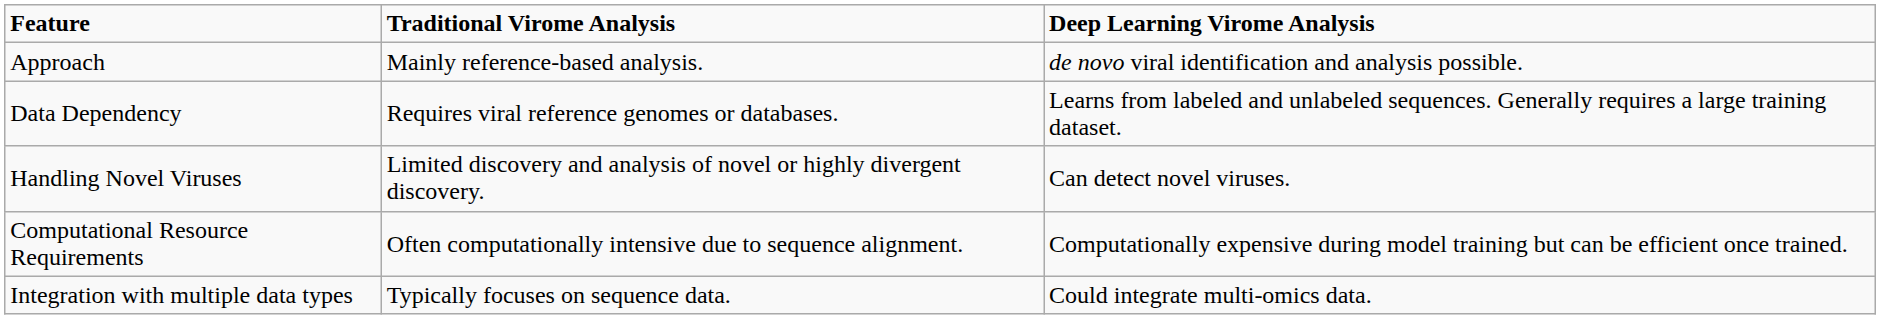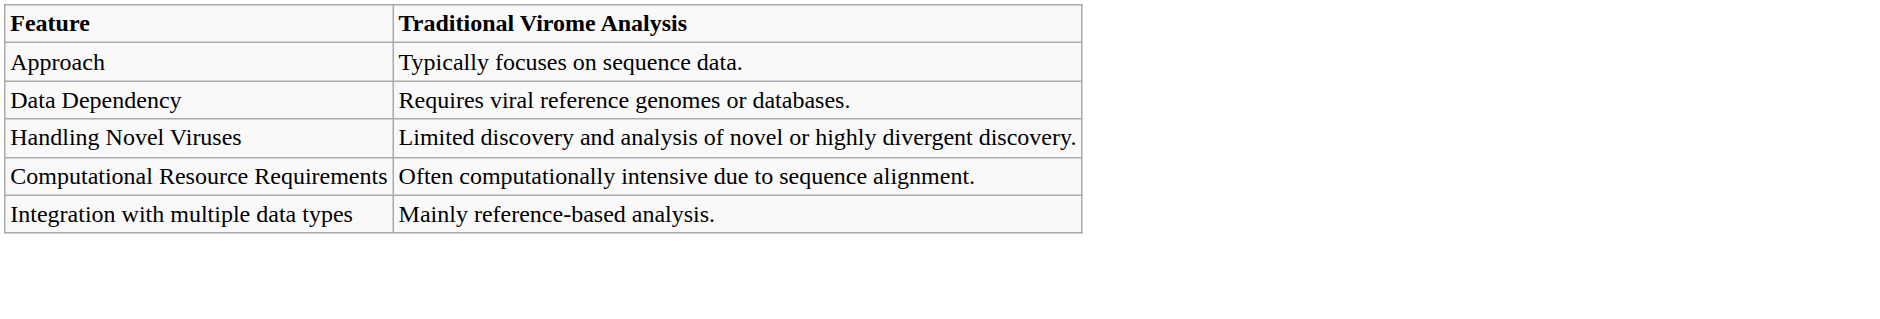- column: (1212, 23)
(545, 61) Mainly reference-based analysis. -> (571, 61) Typically focuses on sequence data.
(559, 294) Typically focuses on sequence data. -> (557, 213) Mainly reference-based analysis.
